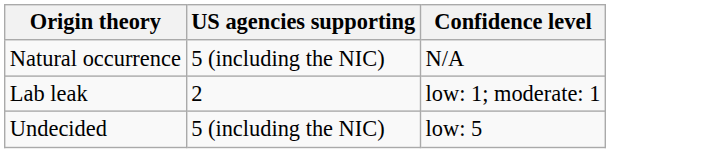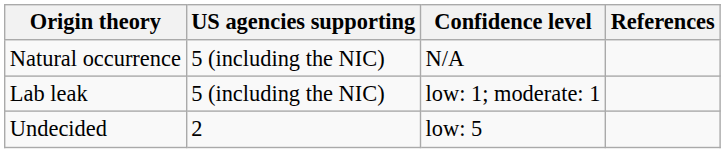+ column: (663, 22)
(197, 93) 2 -> (288, 93) 5 (including the NIC)
(288, 128) 5 (including the NIC) -> (197, 128) 2
